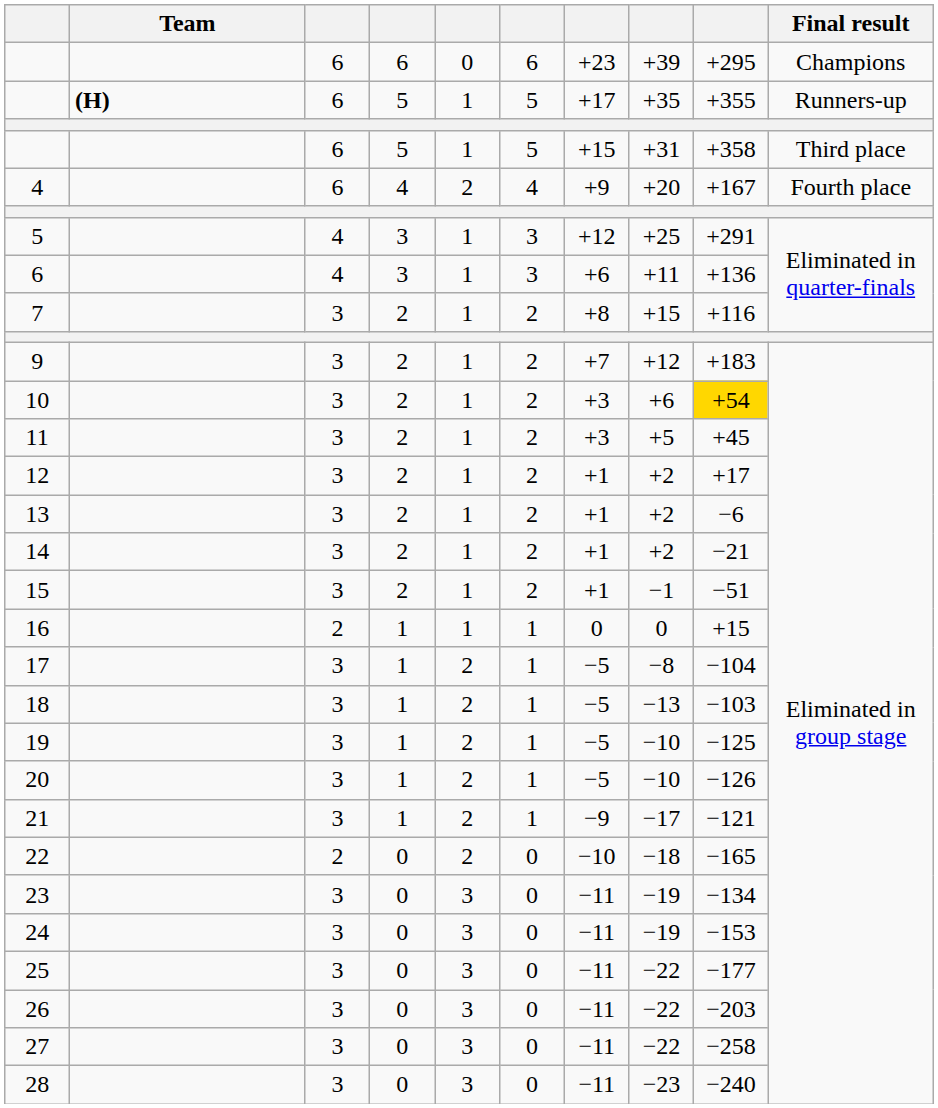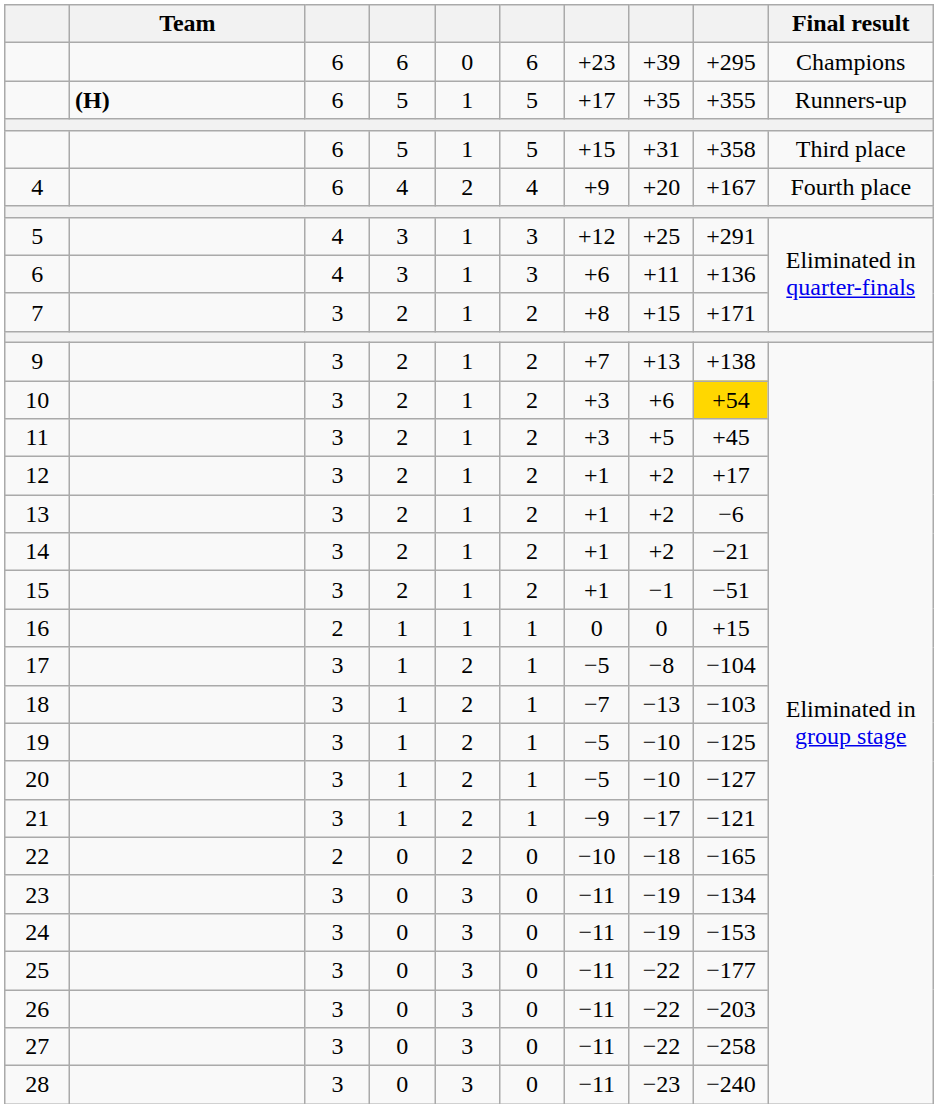(731, 312) +116 -> (731, 312) +171
(661, 361) +12 -> (661, 361) +13
(731, 361) +183 -> (731, 361) +138
(597, 703) −5 -> (597, 703) −7
(731, 779) −126 -> (731, 779) −127
